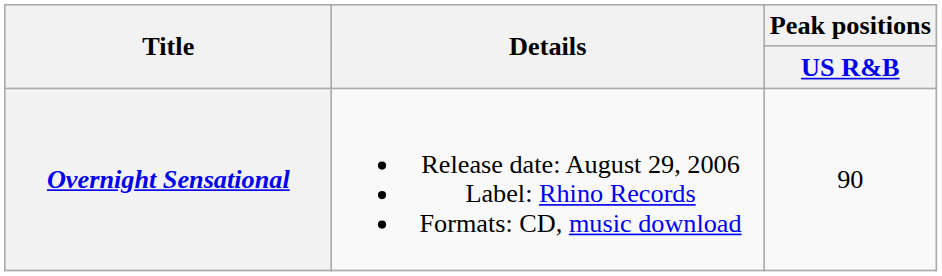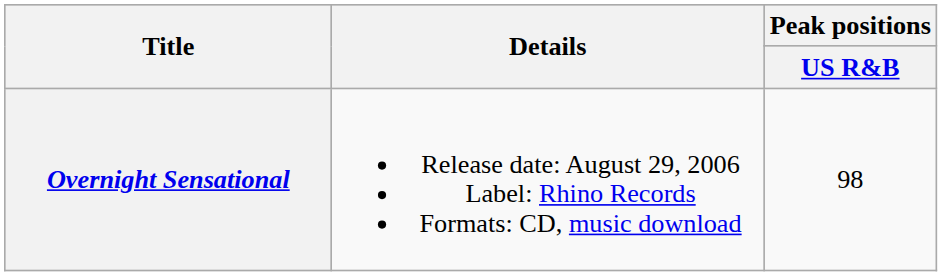(850, 179) 90 -> (850, 179) 98
